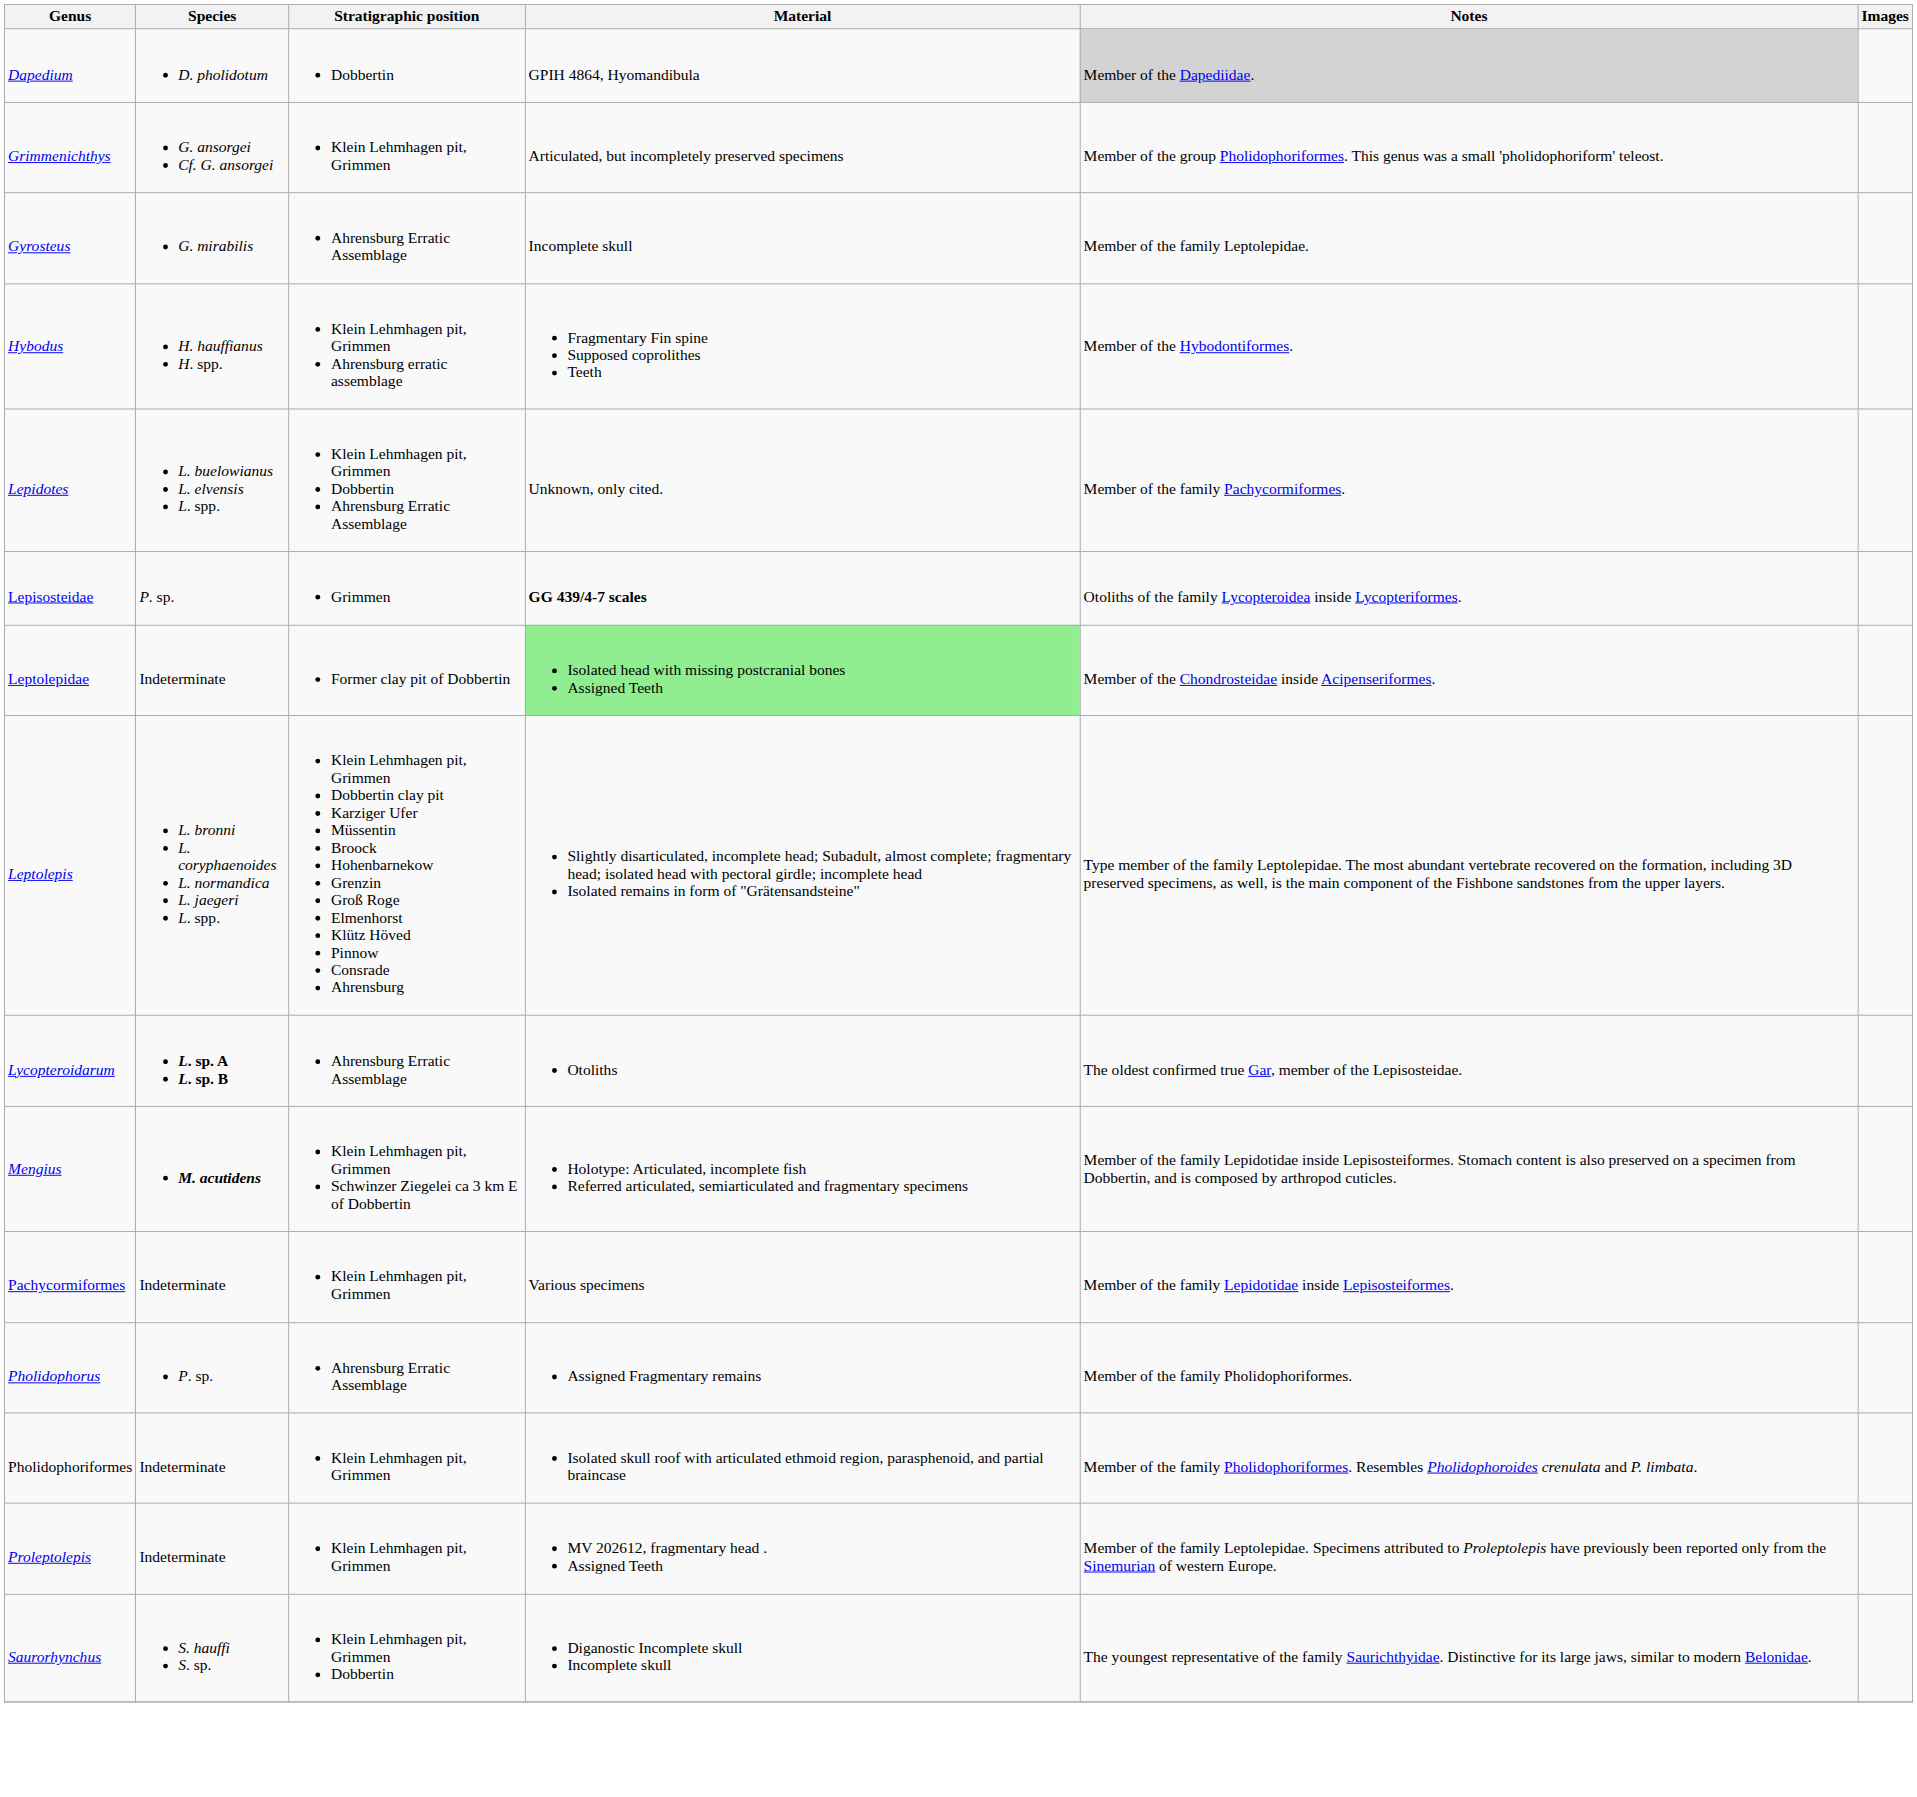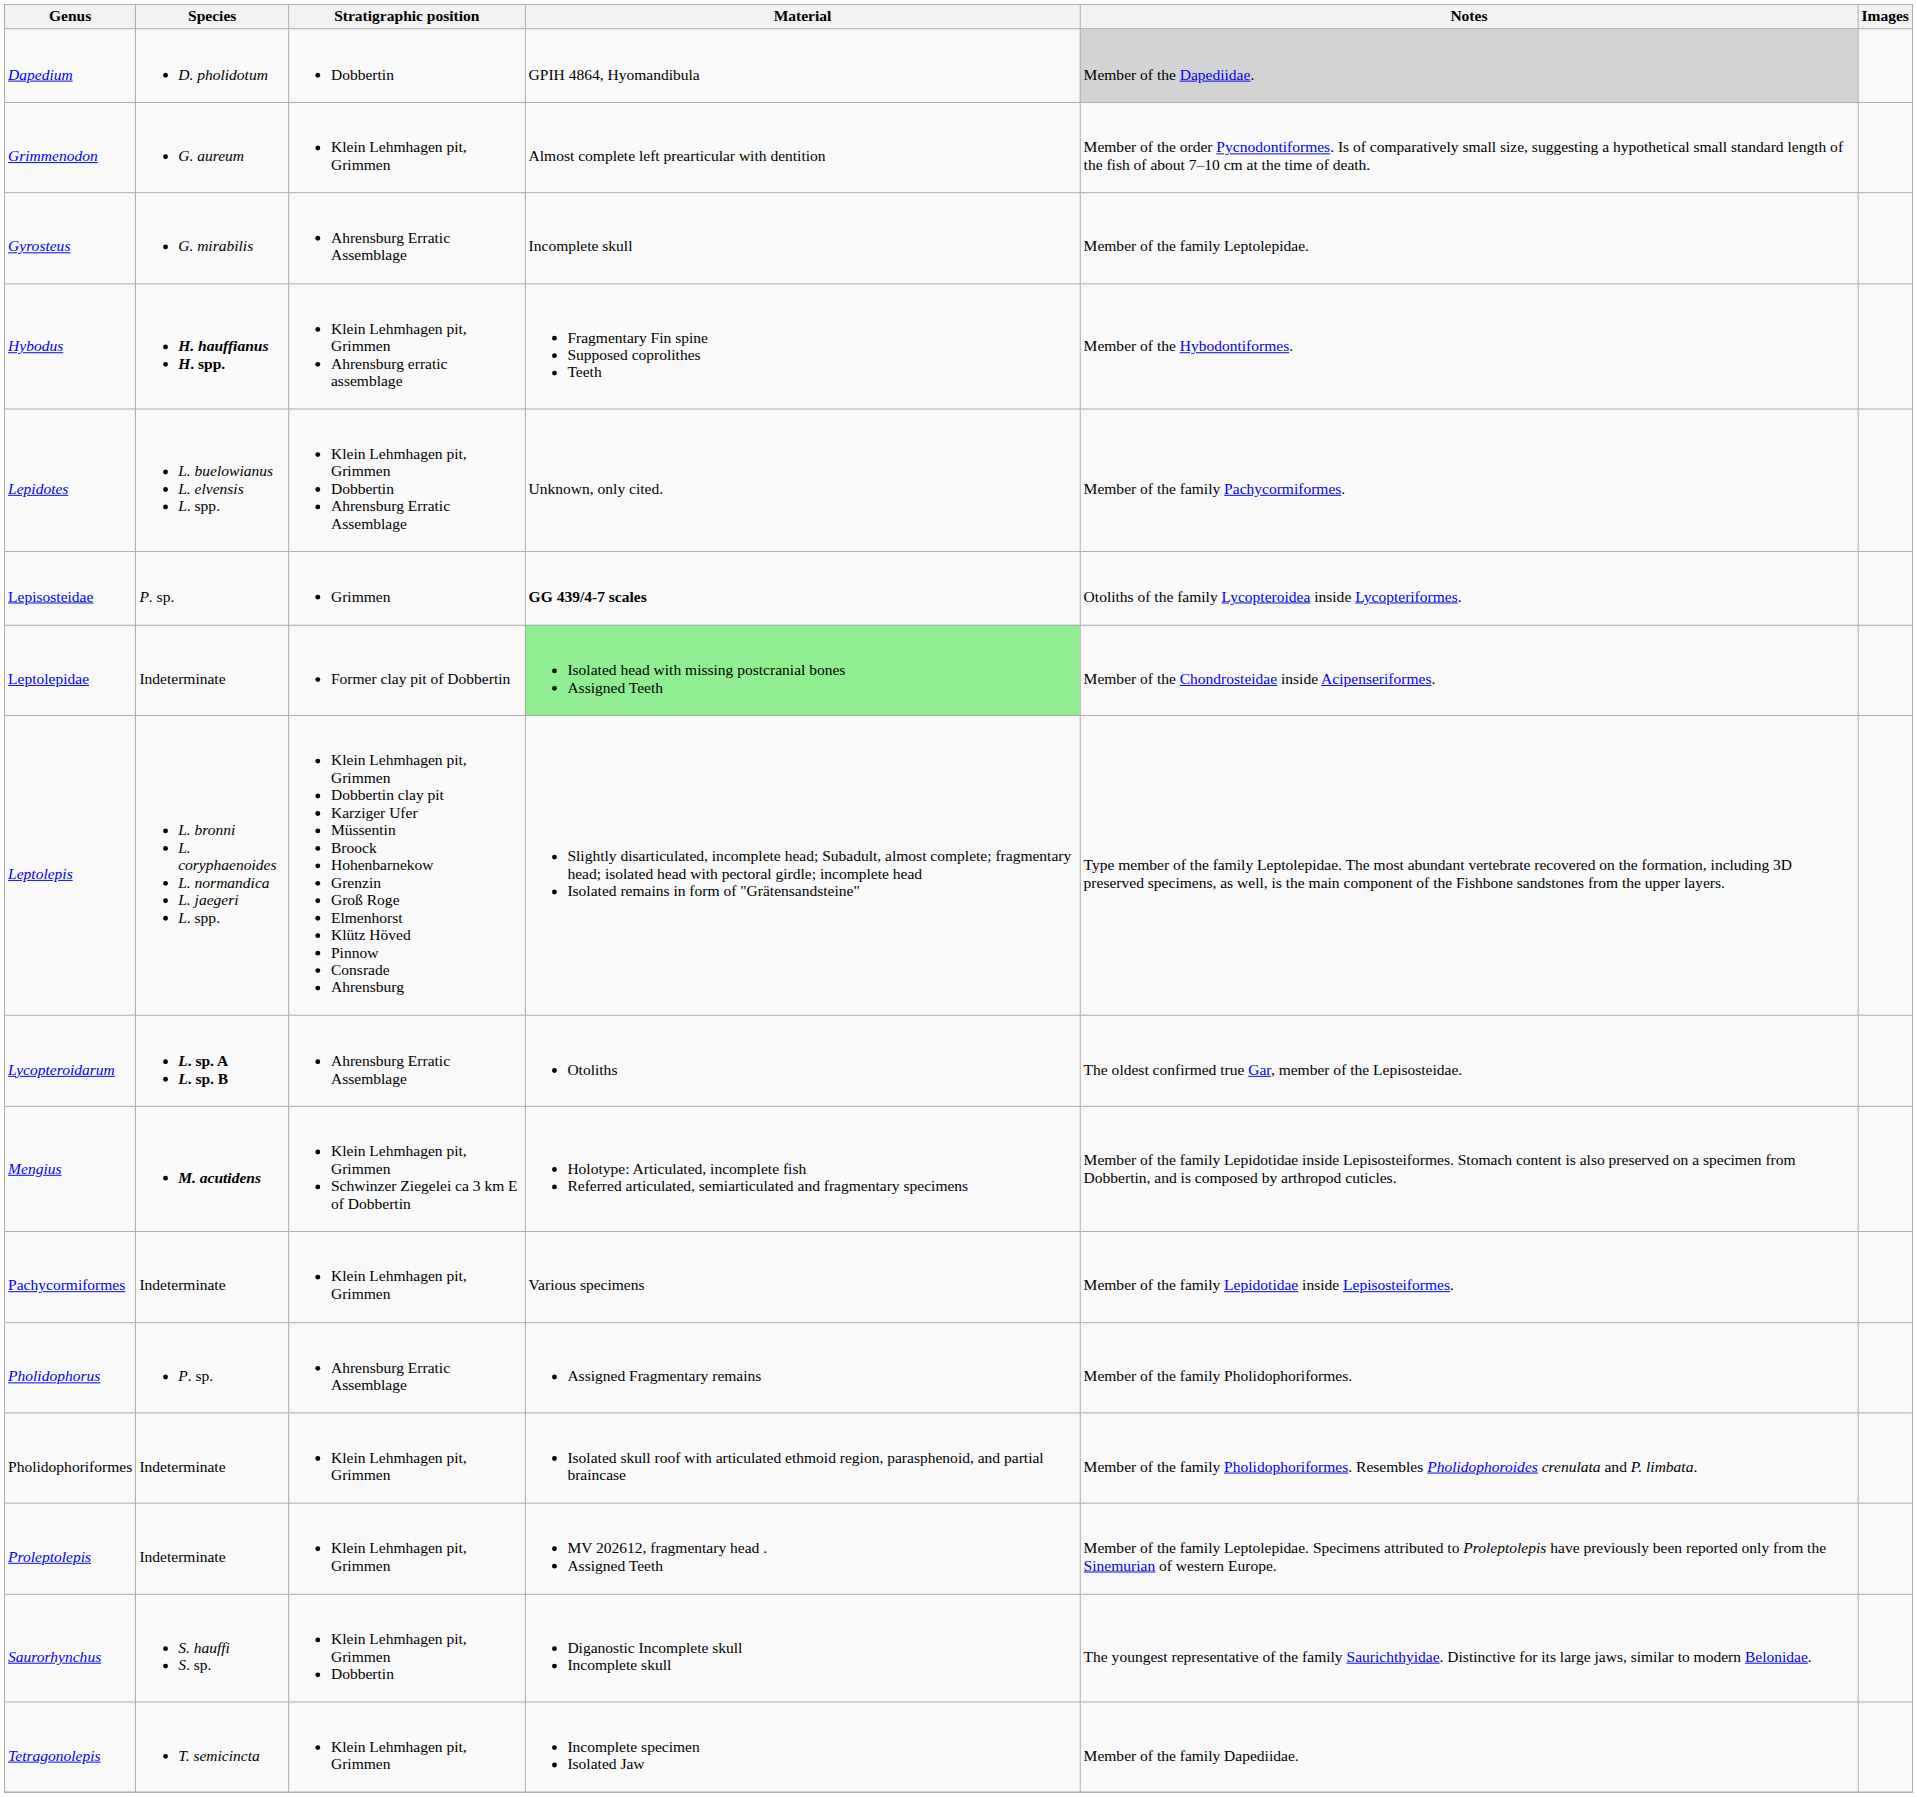- row: (59, 156)
+ row: (53, 156)
(212, 355) normal -> (212, 355) bold
+ row: (54, 1756)
